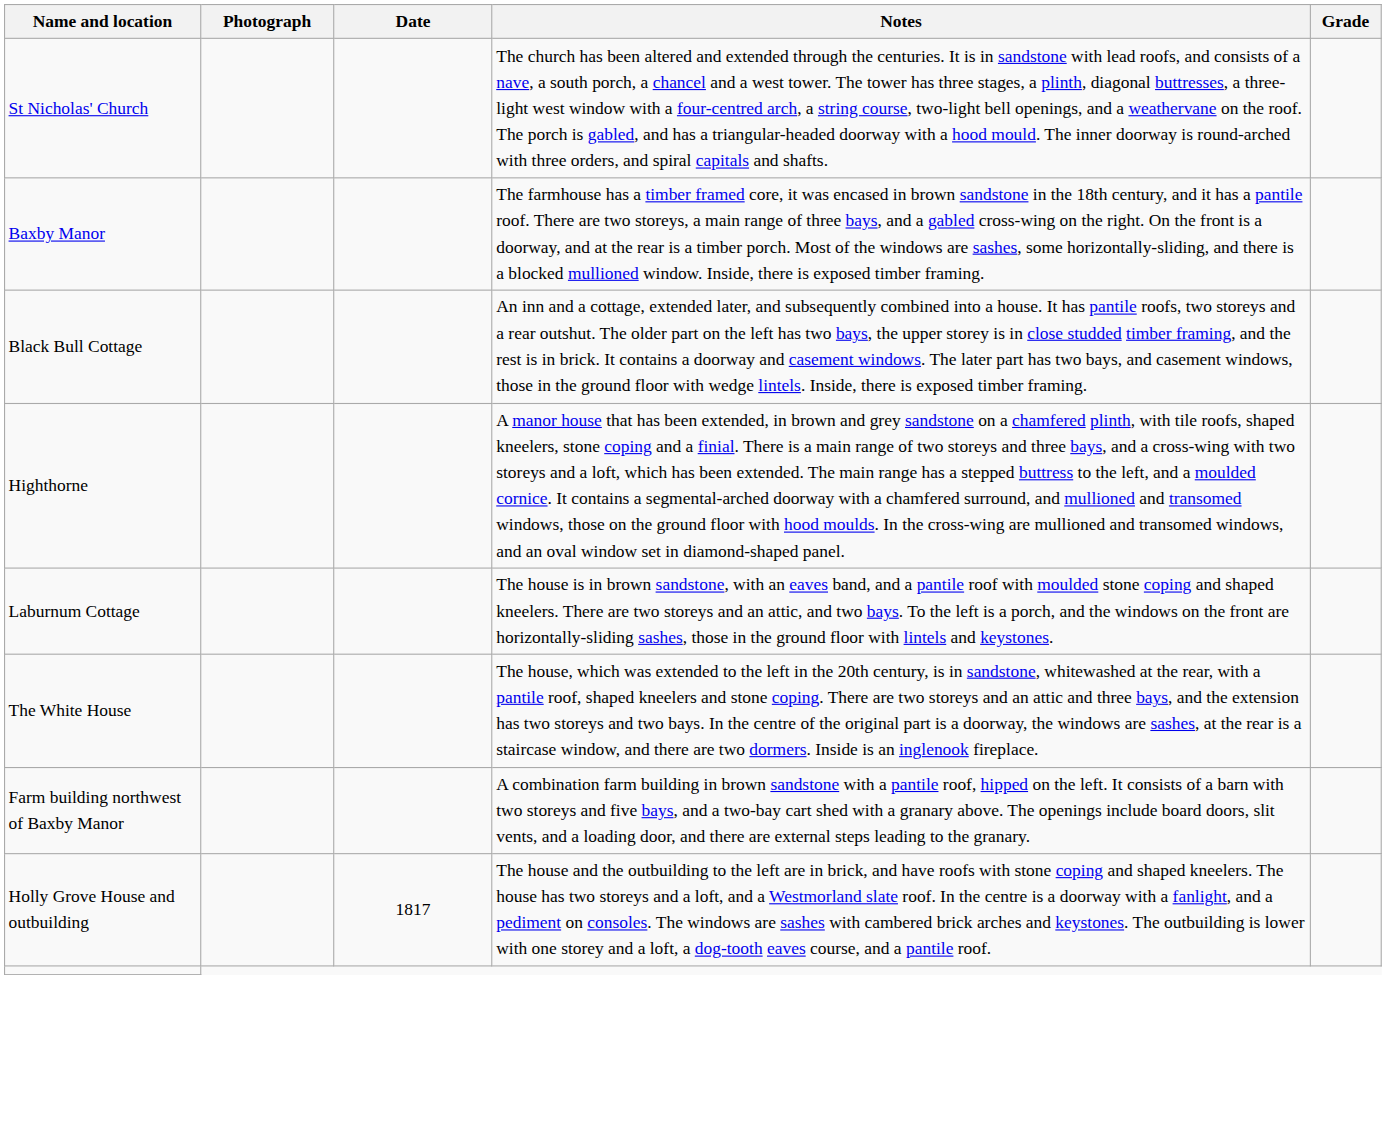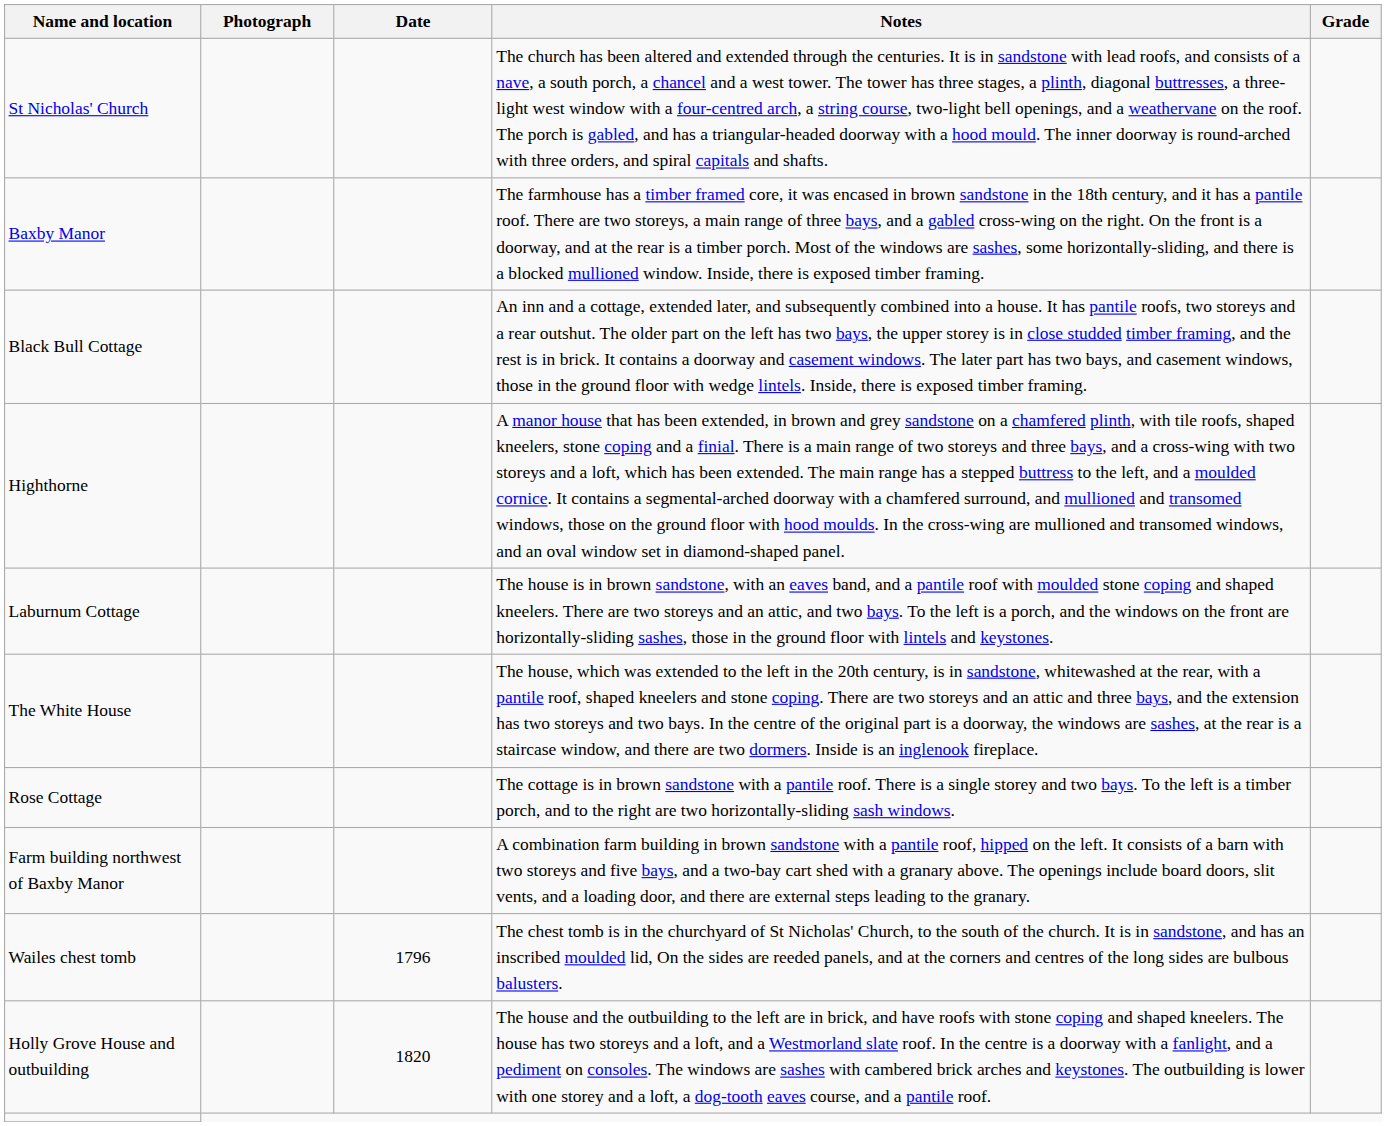+ row: (55, 797)
+ row: (72, 957)
(413, 909) 1817 -> (413, 1056) 1820
